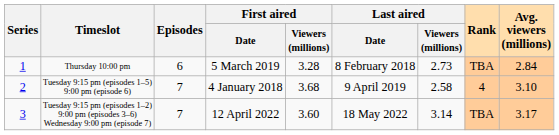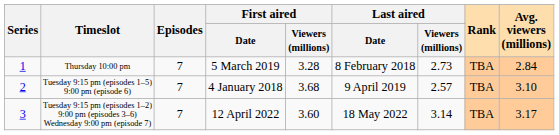(180, 66) 6 -> (180, 66) 7
(441, 87) 2.58 -> (441, 87) 2.57
(482, 87) 4 -> (482, 87) TBA
